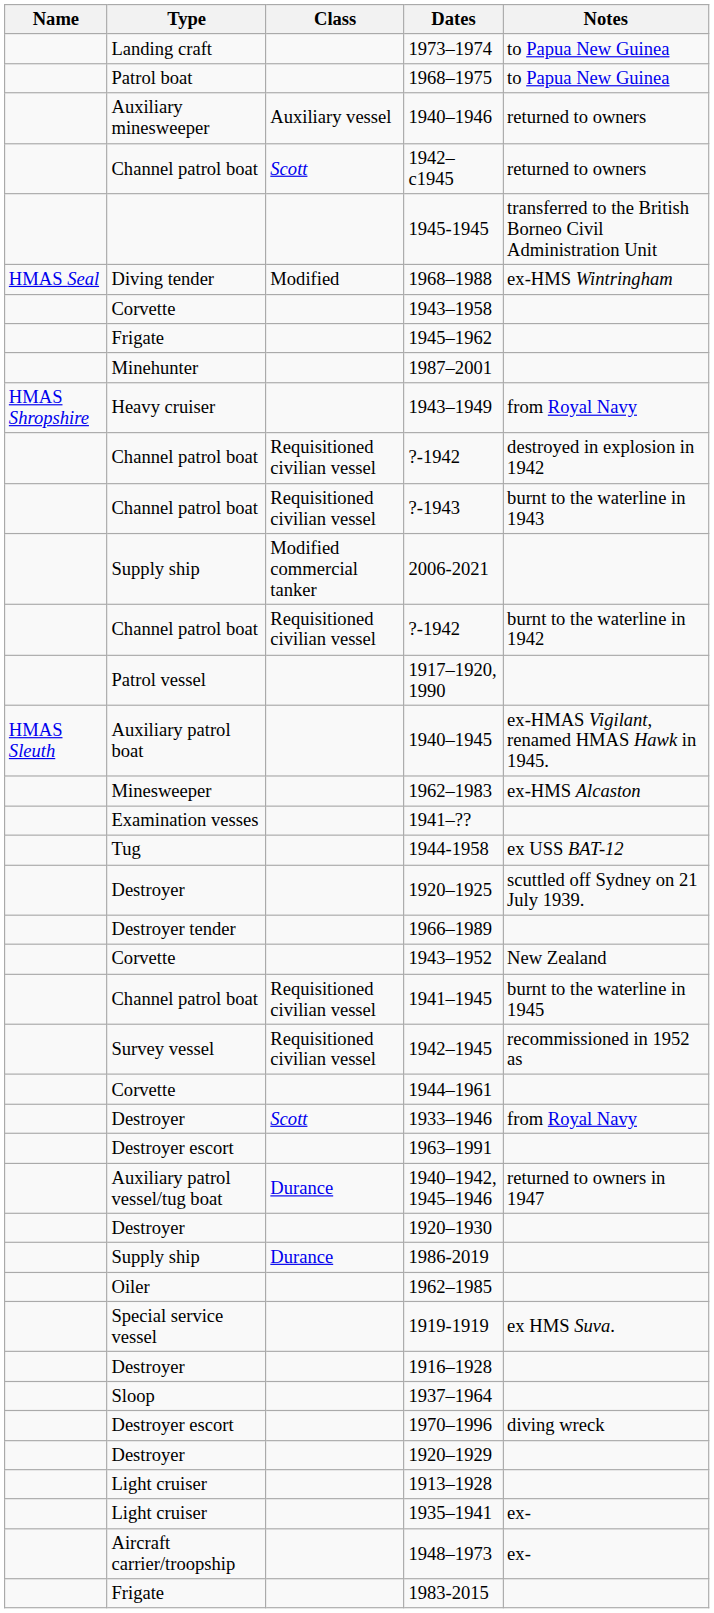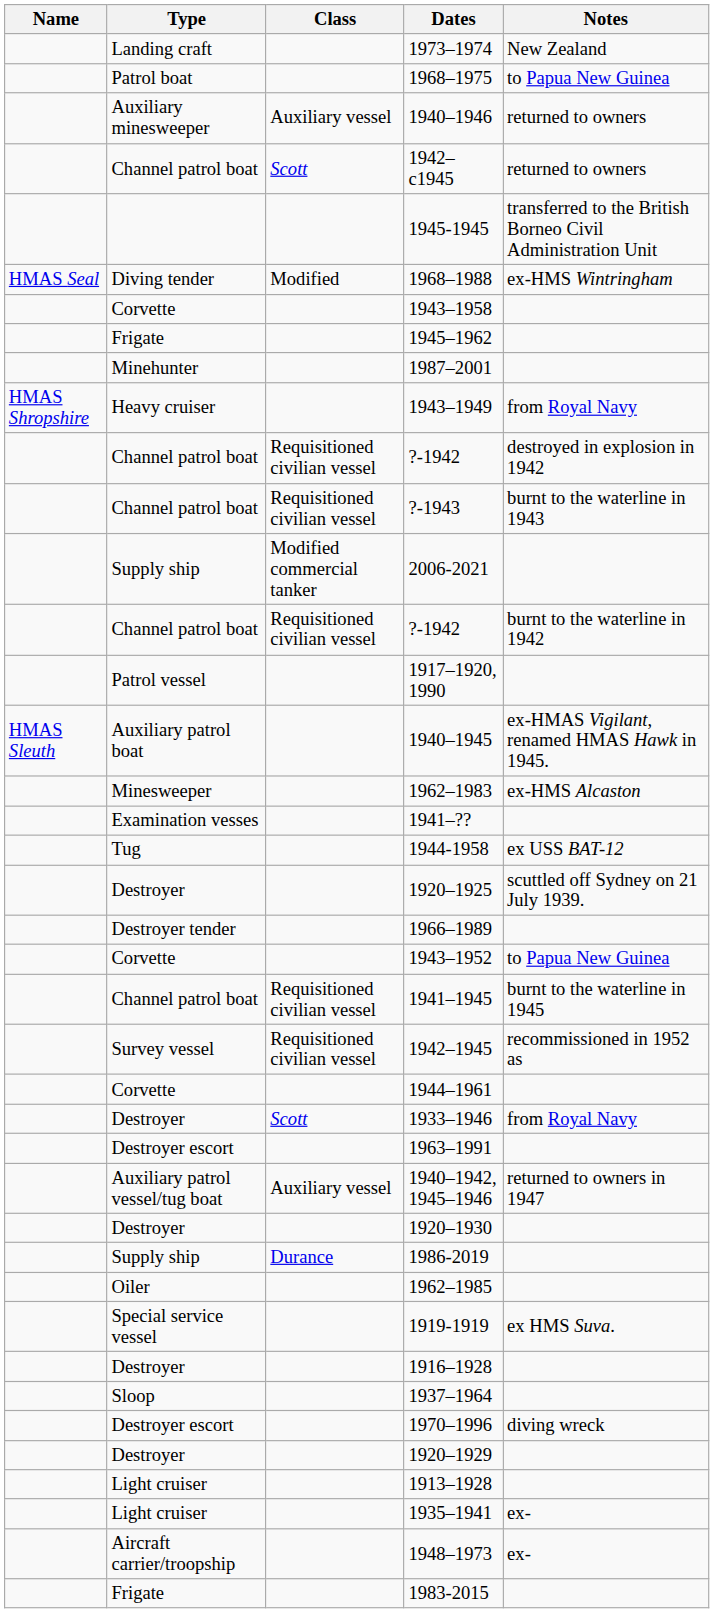(588, 48) to Papua New Guinea -> (557, 48) New Zealand
(557, 959) New Zealand -> (588, 959) to Papua New Guinea
(302, 1187) Durance -> (331, 1187) Auxiliary vessel
